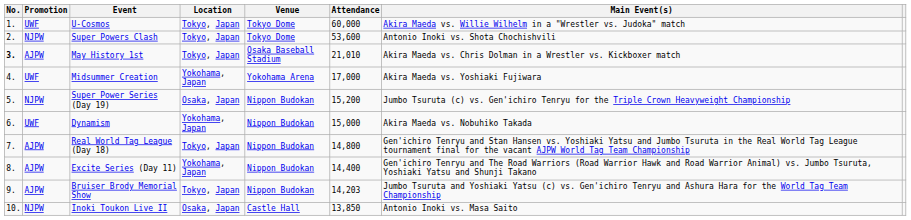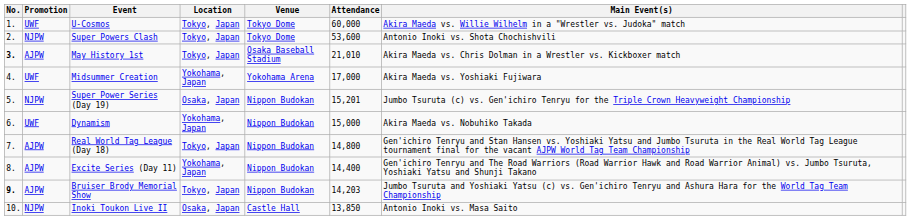(346, 101) 15,200 -> (346, 101) 15,201
(11, 191) normal -> (11, 191) bold
